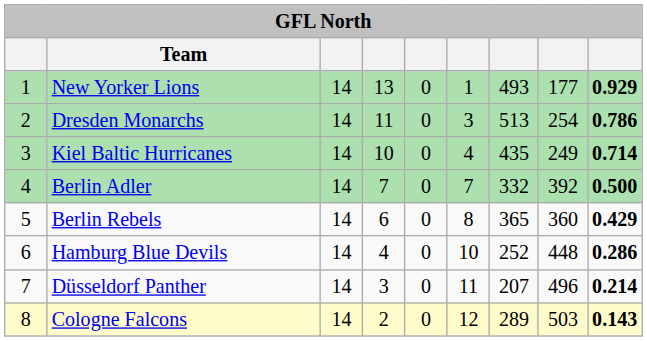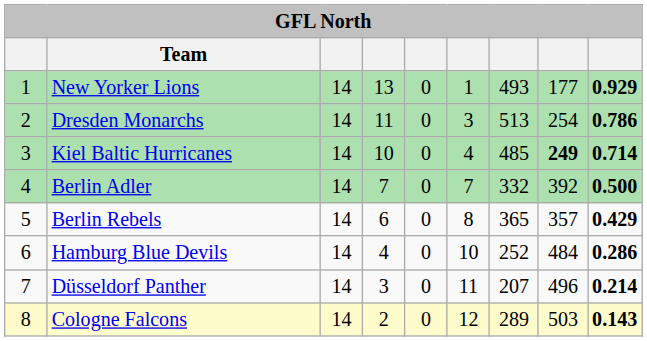(514, 153) 435 -> (514, 153) 485
(563, 153) normal -> (563, 153) bold
(563, 219) 360 -> (563, 219) 357
(563, 252) 448 -> (563, 252) 484
